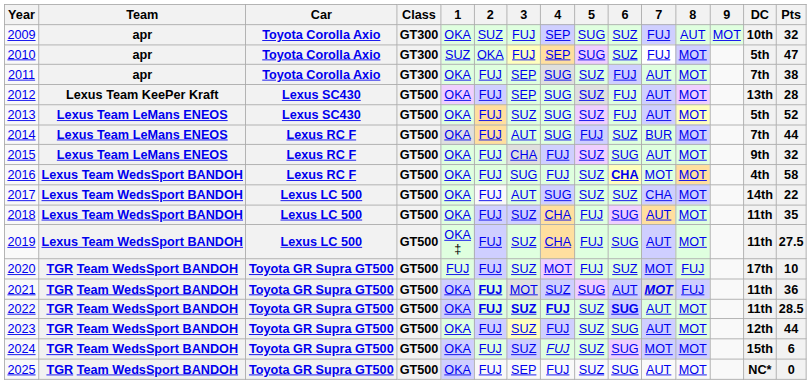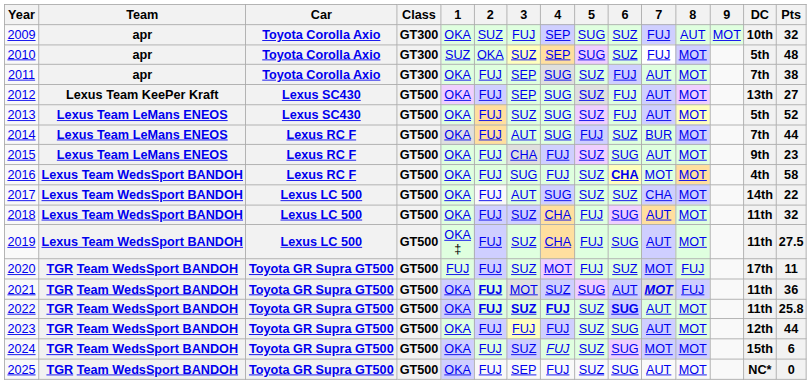(524, 55) FUJ -> (524, 55) SUZ
(791, 55) 47 -> (791, 55) 48
(791, 95) 28 -> (791, 95) 27
(791, 155) 32 -> (791, 155) 23
(791, 215) 35 -> (791, 215) 32
(791, 269) 10 -> (791, 269) 11
(791, 309) 28.5 -> (791, 309) 25.8
(524, 329) SUZ -> (524, 329) FUJ
